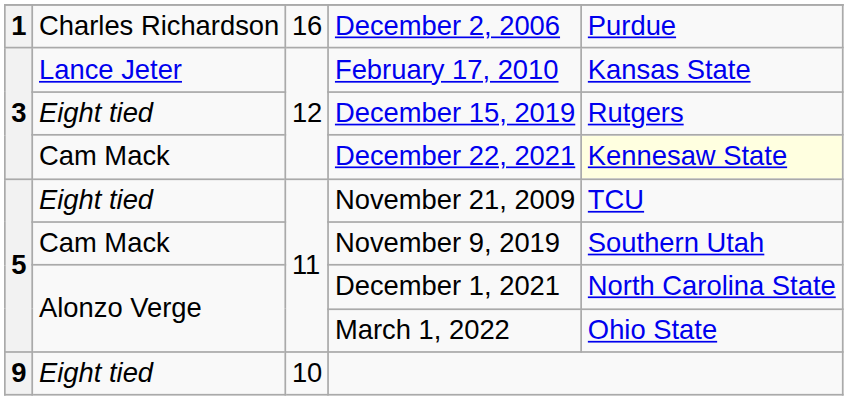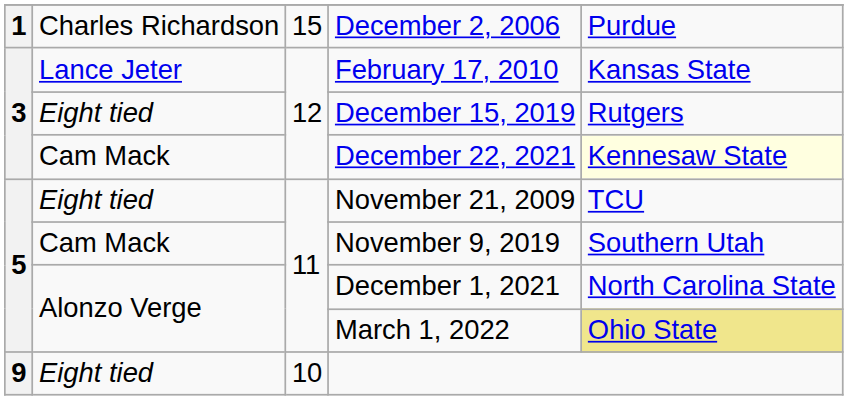(307, 26) 16 -> (307, 26) 15
(653, 329) no background -> (653, 329) khaki background
